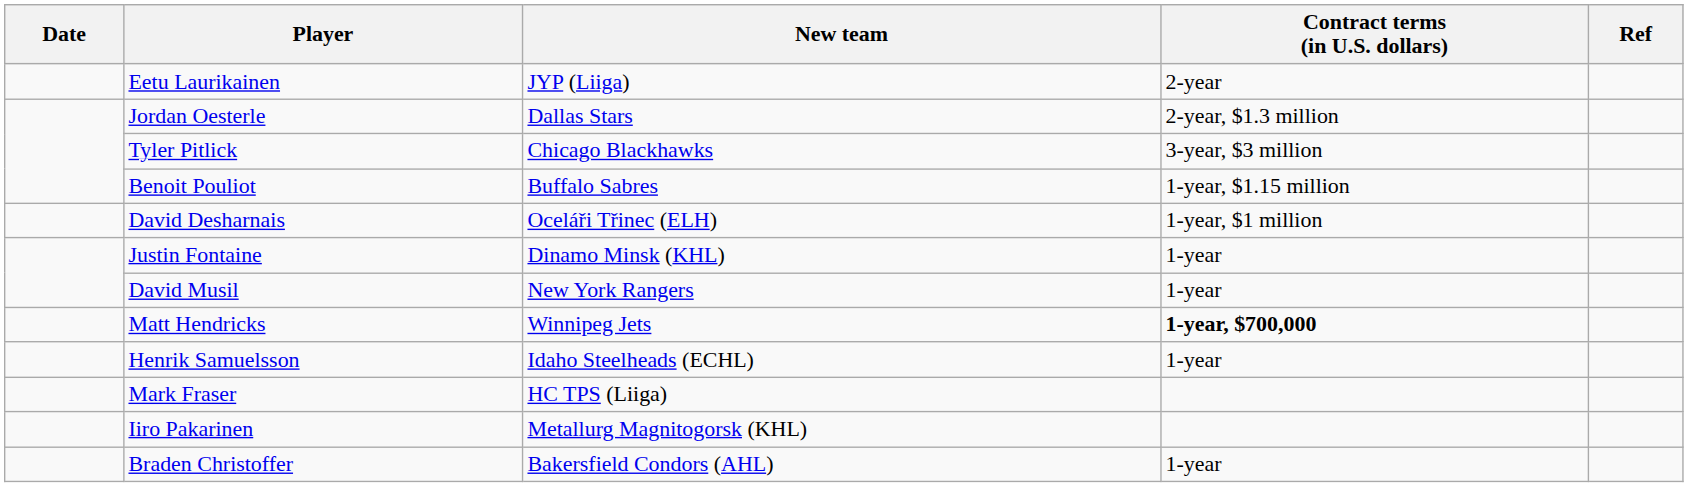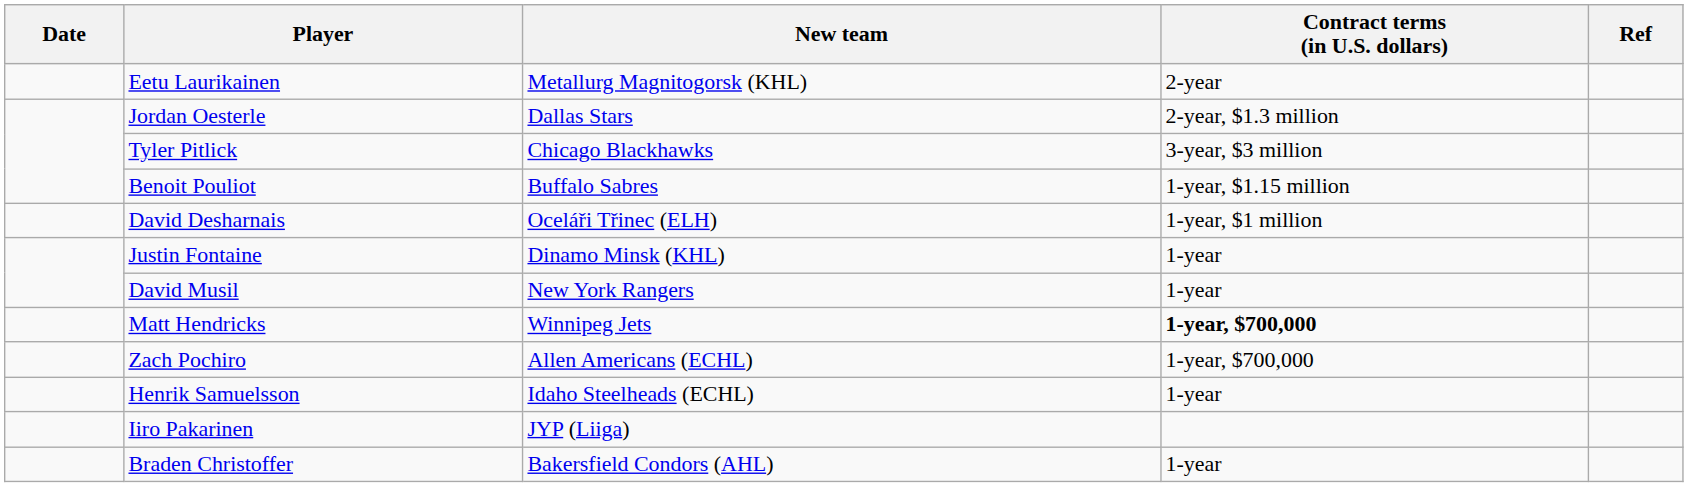(579, 81) JYP (Liiga) -> (667, 81) Metallurg Magnitogorsk (KHL)
+ row: (187, 359)
- row: (182, 394)
(667, 428) Metallurg Magnitogorsk (KHL) -> (579, 428) JYP (Liiga)
